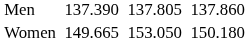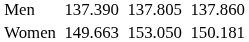(92, 32) 149.665 -> (92, 32) 149.663
(218, 32) 150.180 -> (218, 32) 150.181
